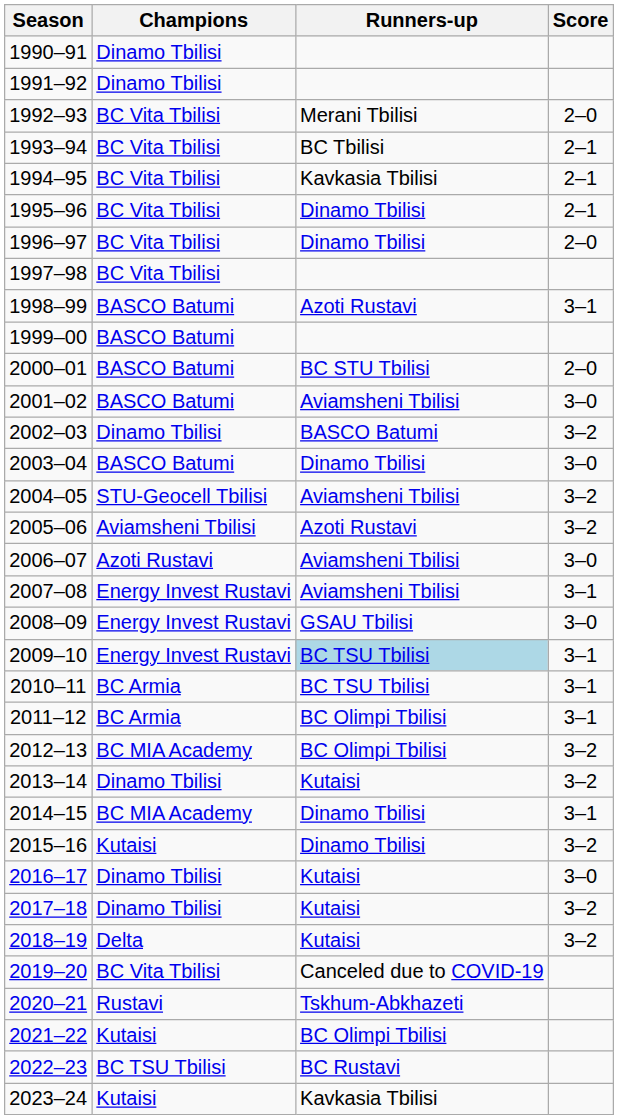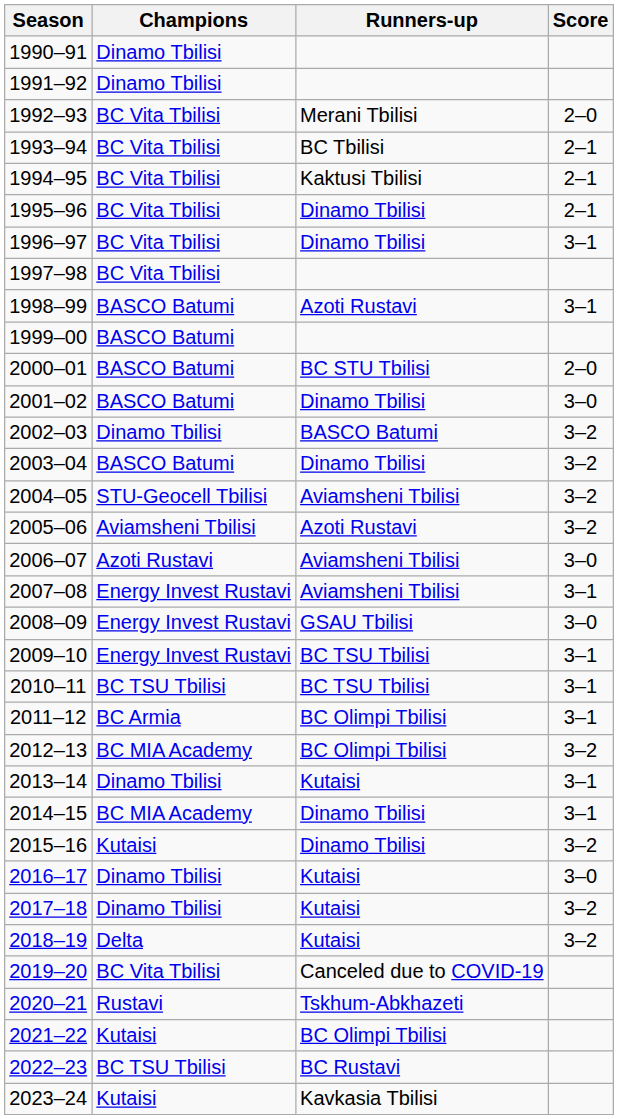(369, 178) Kavkasia Tbilisi -> (361, 178) Kaktusi Tbilisi
(581, 242) 2–0 -> (581, 242) 3–1
(380, 400) Aviamsheni Tbilisi -> (363, 400) Dinamo Tbilisi
(581, 464) 3–0 -> (581, 464) 3–2
(365, 654) lightblue background -> (365, 654) no background
(139, 686) BC Armia -> (161, 686) BC TSU Tbilisi
(581, 781) 3–2 -> (581, 781) 3–1
